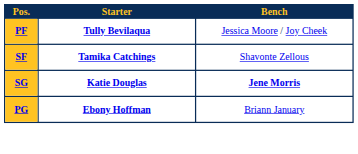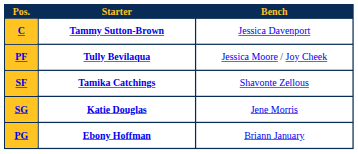+ row: (21, 31)
(274, 83) bold -> (274, 109) normal
